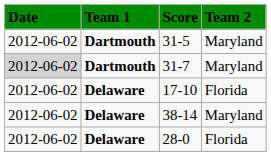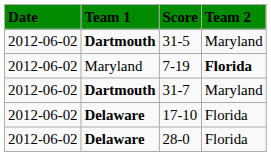+ row: (176, 65)
(43, 65) lightgrey background -> (43, 90) no background
- row: (180, 115)
